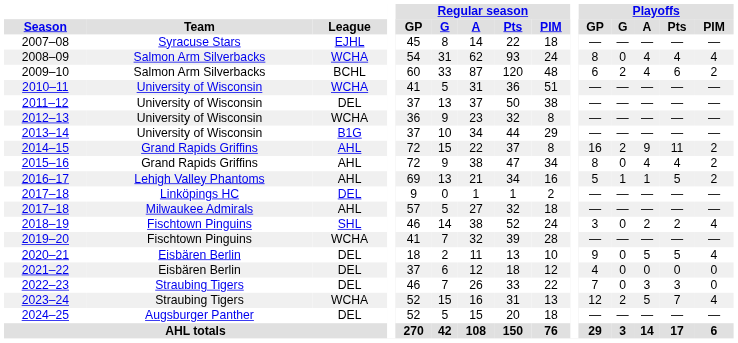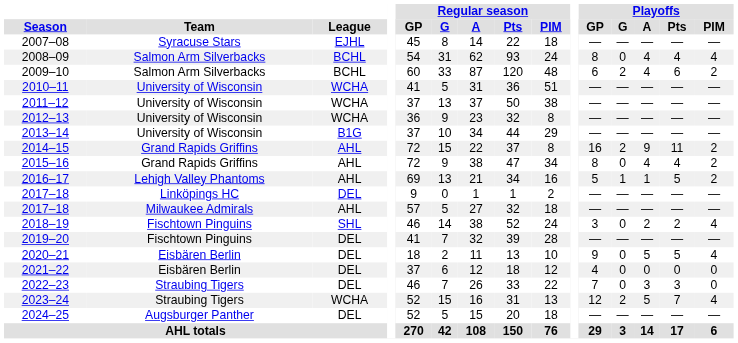(350, 57) WCHA -> (350, 57) BCHL
(350, 102) DEL -> (350, 102) WCHA
(350, 239) WCHA -> (350, 239) DEL
